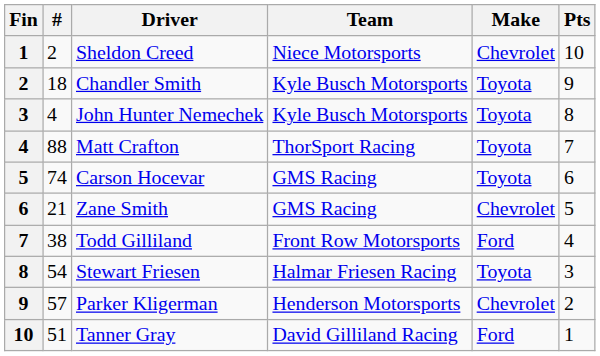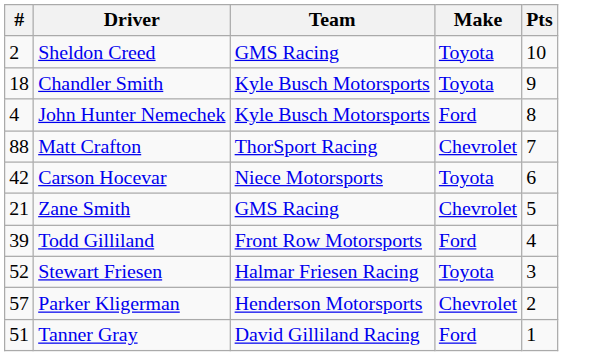- column: (24, 20)
(347, 51) Niece Motorsports -> (287, 51) GMS Racing
(516, 51) Chevrolet -> (466, 51) Toyota
(504, 114) Toyota -> (458, 114) Ford
(504, 146) Toyota -> (478, 146) Chevrolet
(57, 177) 74 -> (19, 177) 42
(325, 177) GMS Racing -> (309, 177) Niece Motorsports
(57, 240) 38 -> (19, 240) 39
(57, 271) 54 -> (19, 271) 52
